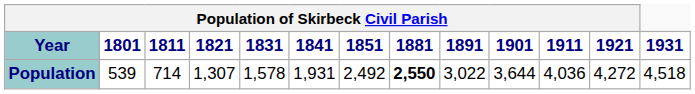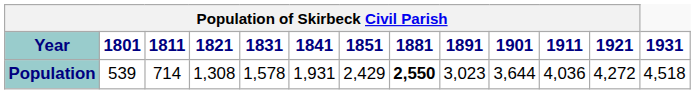(214, 74) 1,307 -> (214, 74) 1,308
(364, 74) 2,492 -> (364, 74) 2,429
(464, 74) 3,022 -> (464, 74) 3,023
